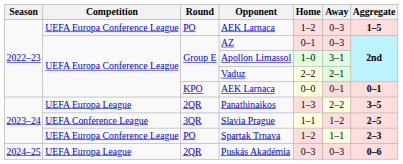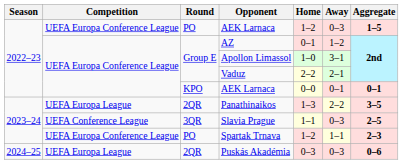(337, 43) 0–3 -> (337, 43) 1–2
(337, 120) 1–2 -> (337, 120) 0–3
